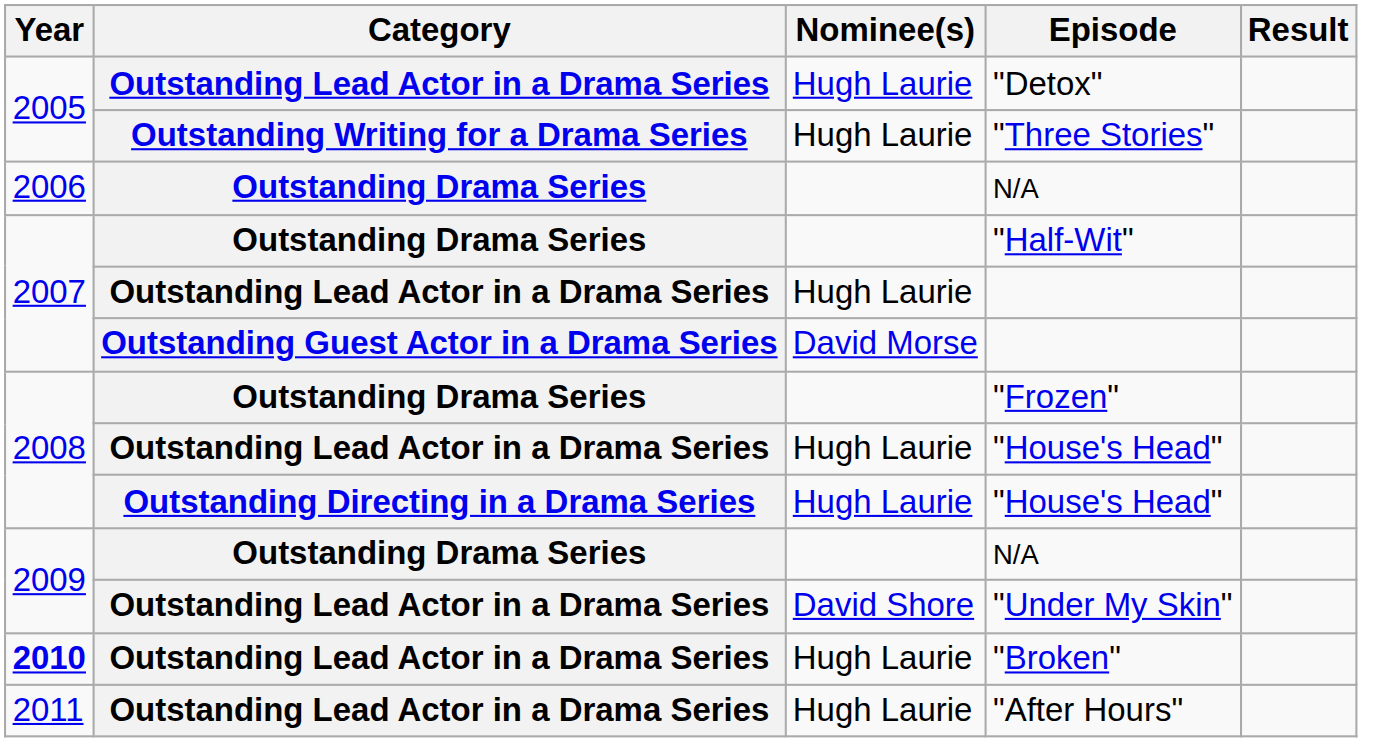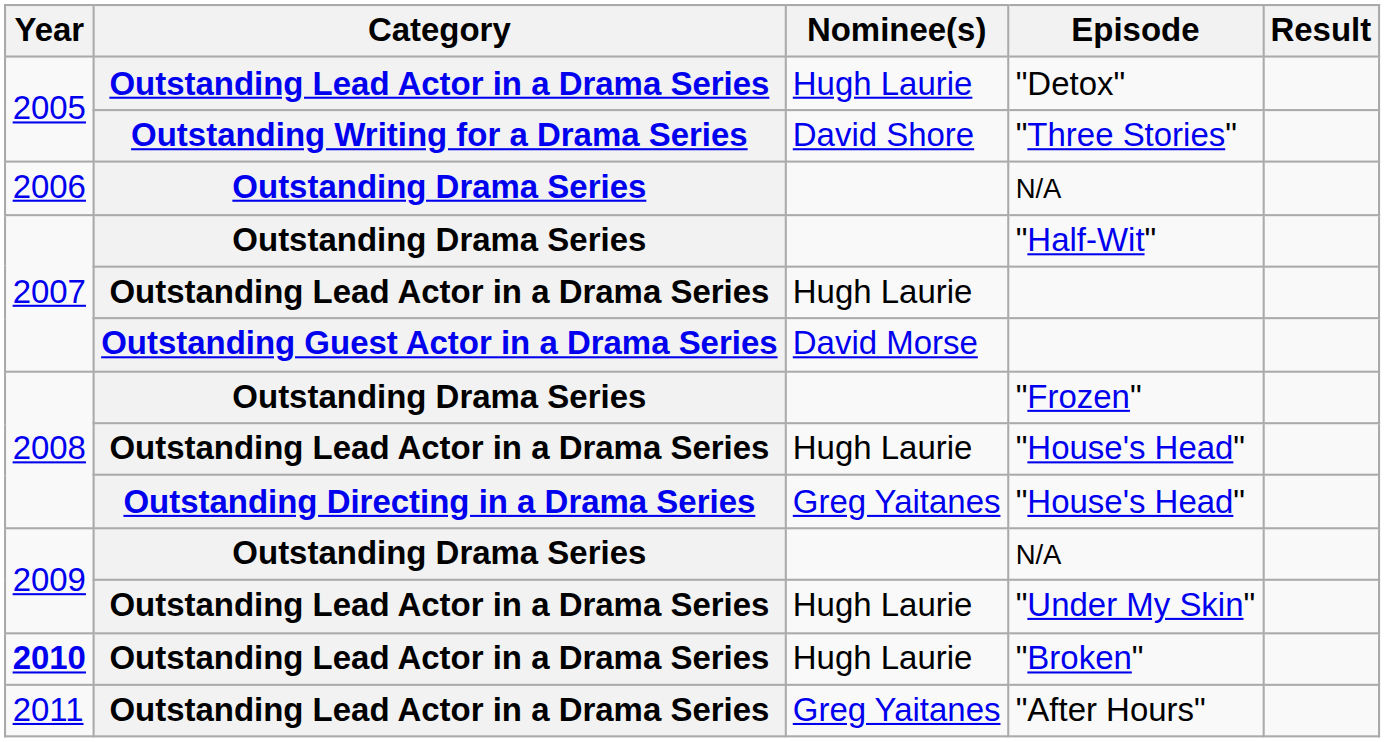(883, 135) Hugh Laurie -> (883, 135) David Shore
(883, 501) Hugh Laurie -> (897, 501) Greg Yaitanes
(883, 605) David Shore -> (883, 605) Hugh Laurie
(883, 710) Hugh Laurie -> (897, 710) Greg Yaitanes
